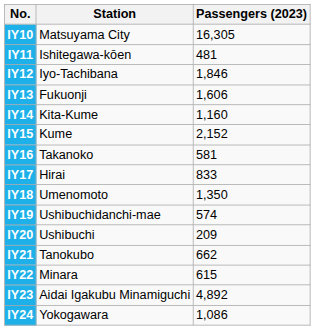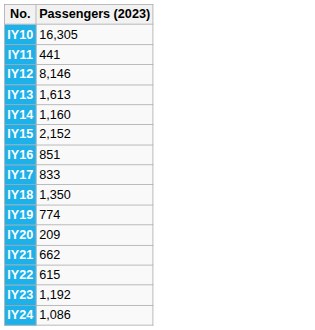- column: (115, 14)
(207, 54) 481 -> (50, 54) 441
(212, 74) 1,846 -> (55, 74) 8,146
(212, 94) 1,606 -> (55, 94) 1,613
(207, 154) 581 -> (50, 154) 851
(207, 214) 574 -> (50, 214) 774
(212, 295) 4,892 -> (55, 295) 1,192
